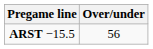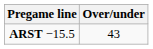(114, 34) 56 -> (114, 34) 43
